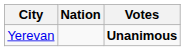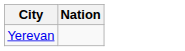- column: (142, 14)
